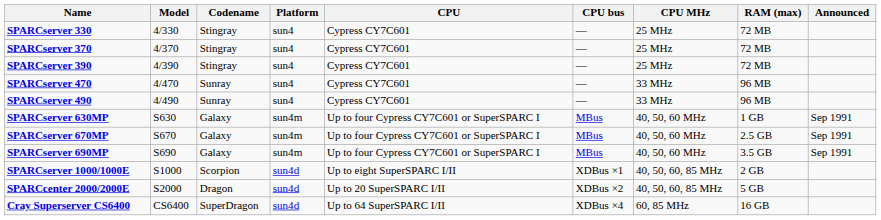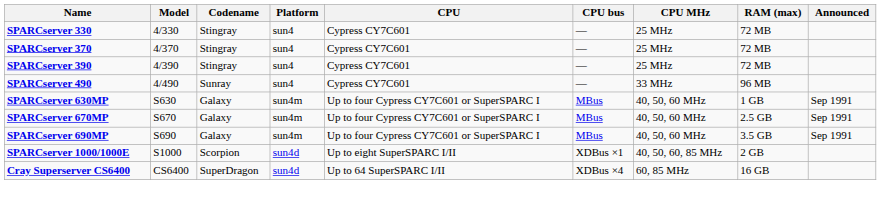- row: (49, 83)
- row: (68, 188)
